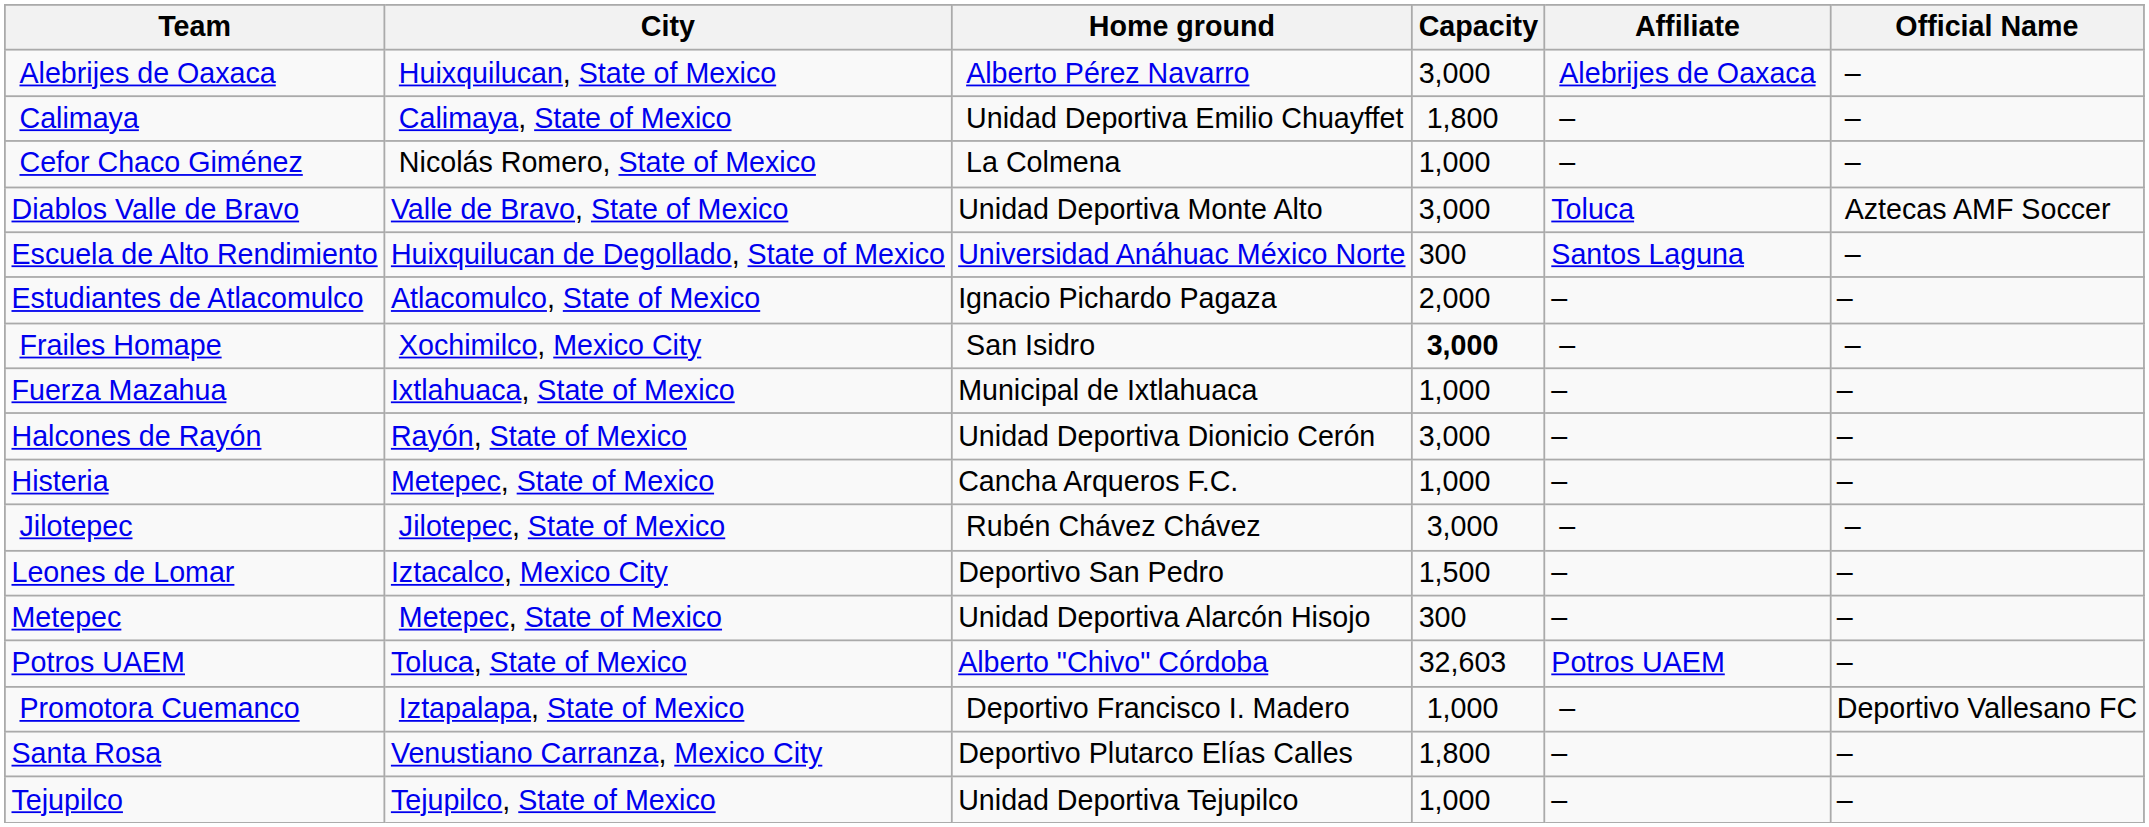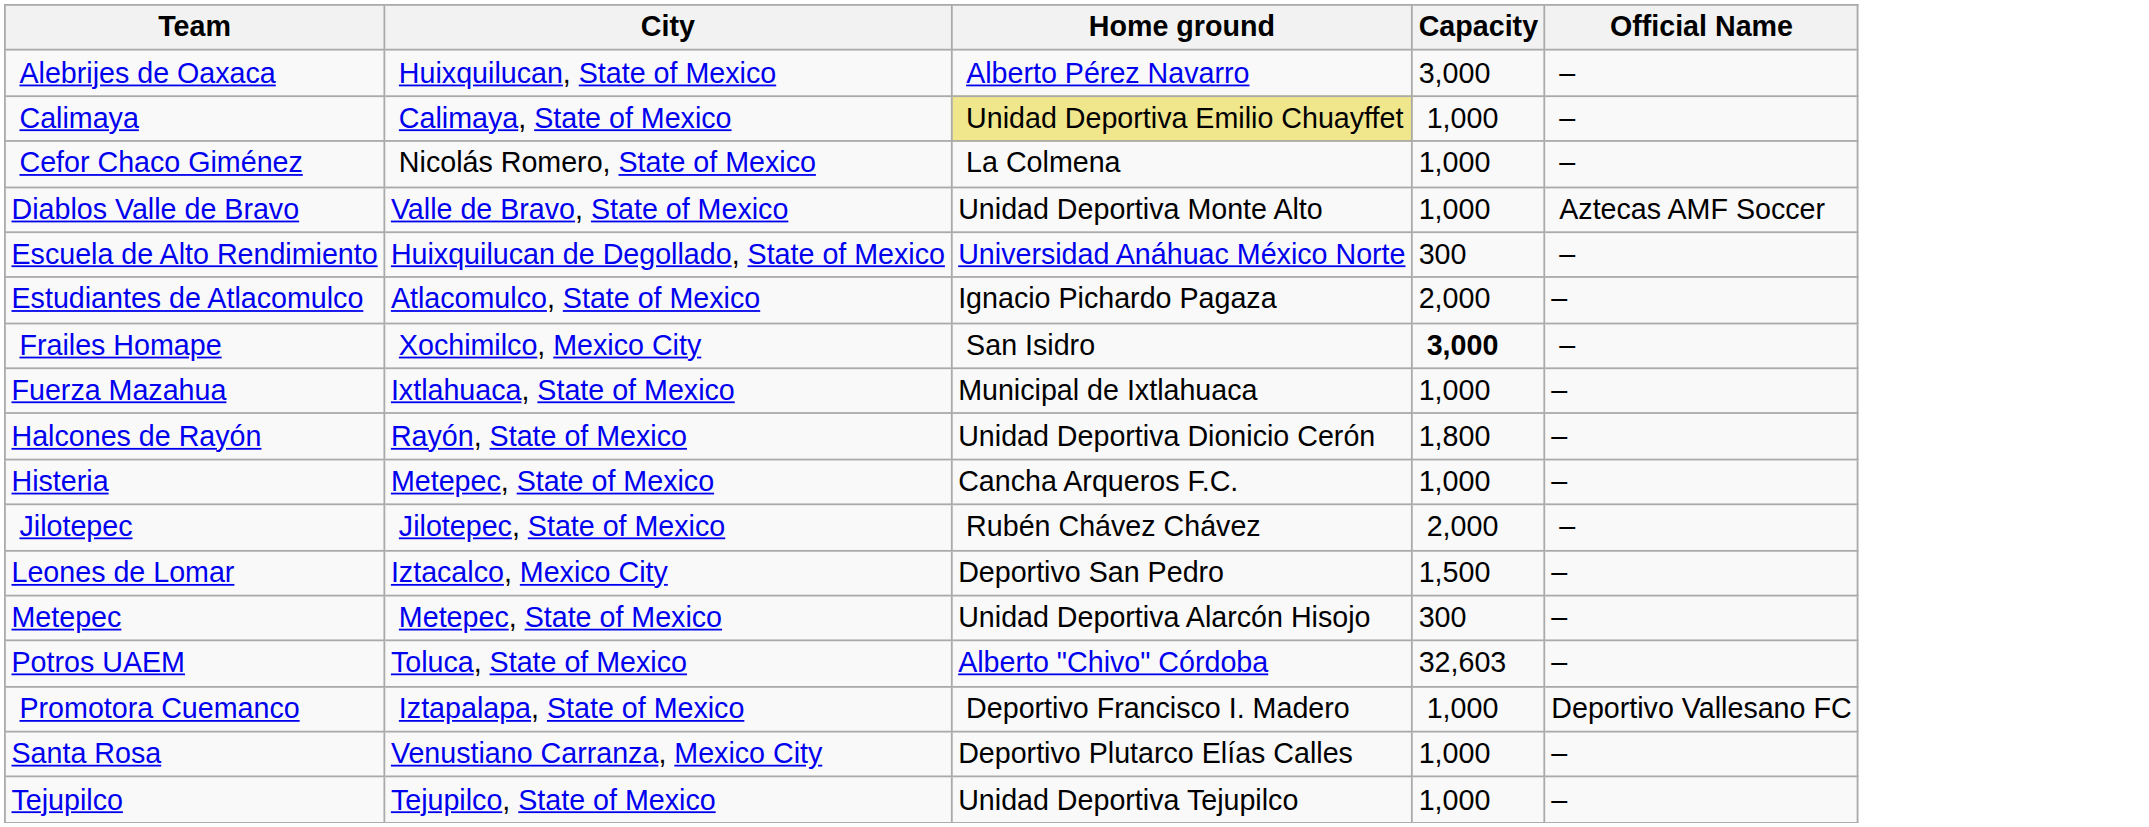- column: (1687, 27)
(1181, 118) no background -> (1181, 118) khaki background
(1459, 118) 1,800 -> (1459, 118) 1,000
(1455, 208) 3,000 -> (1455, 208) 1,000
(1455, 436) 3,000 -> (1455, 436) 1,800
(1459, 526) 3,000 -> (1459, 526) 2,000
(1455, 753) 1,800 -> (1455, 753) 1,000
